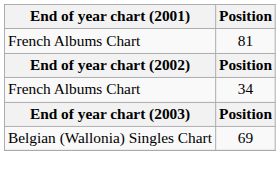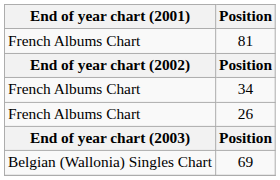+ row: (246, 114)
